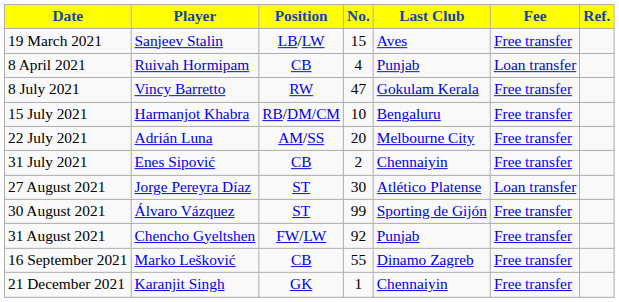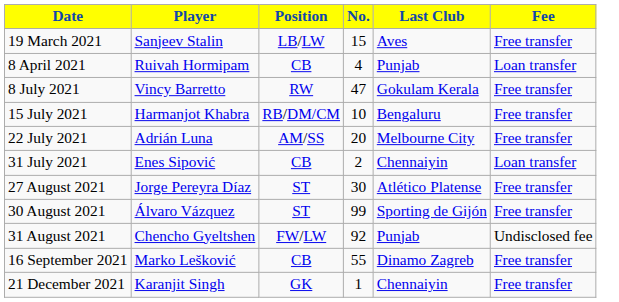- column: (597, 16)
(533, 162) Free transfer -> (535, 162) Loan transfer
(535, 187) Loan transfer -> (533, 187) Free transfer
(533, 235) Free transfer -> (543, 235) Undisclosed fee
